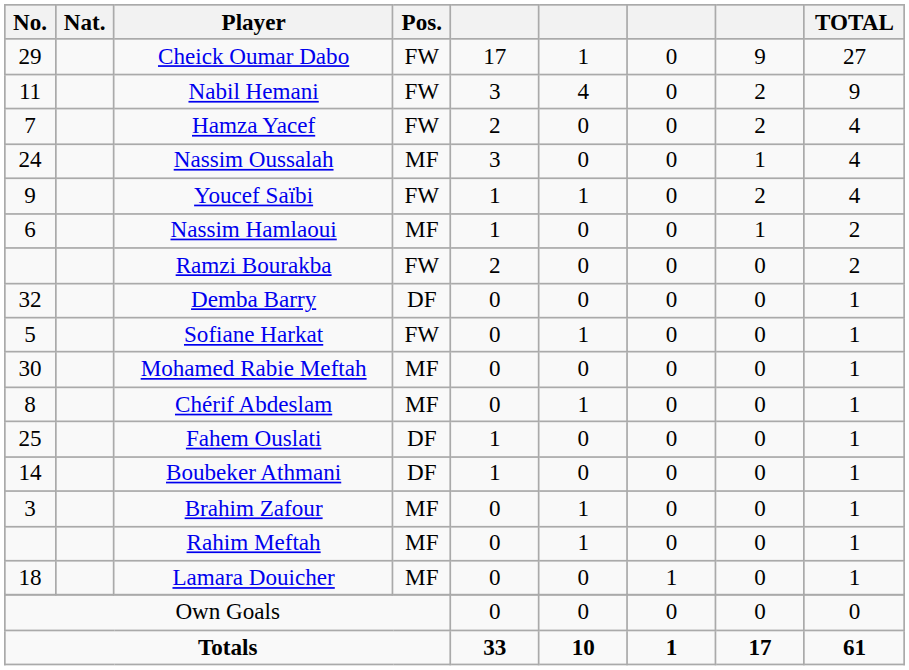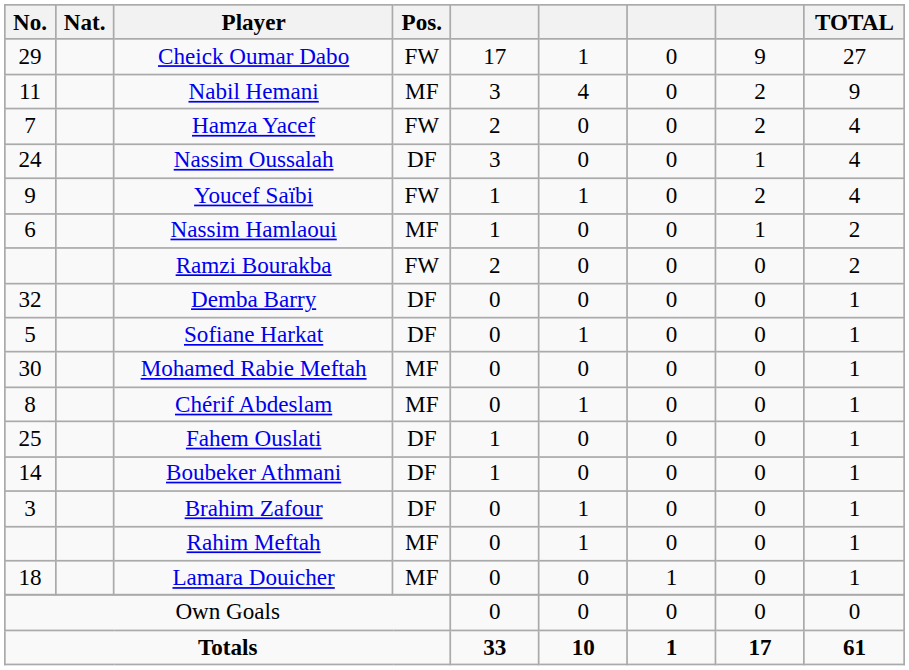(422, 90) FW -> (422, 90) MF
(422, 160) MF -> (422, 160) DF
(422, 334) FW -> (422, 334) DF
(422, 507) MF -> (422, 507) DF
